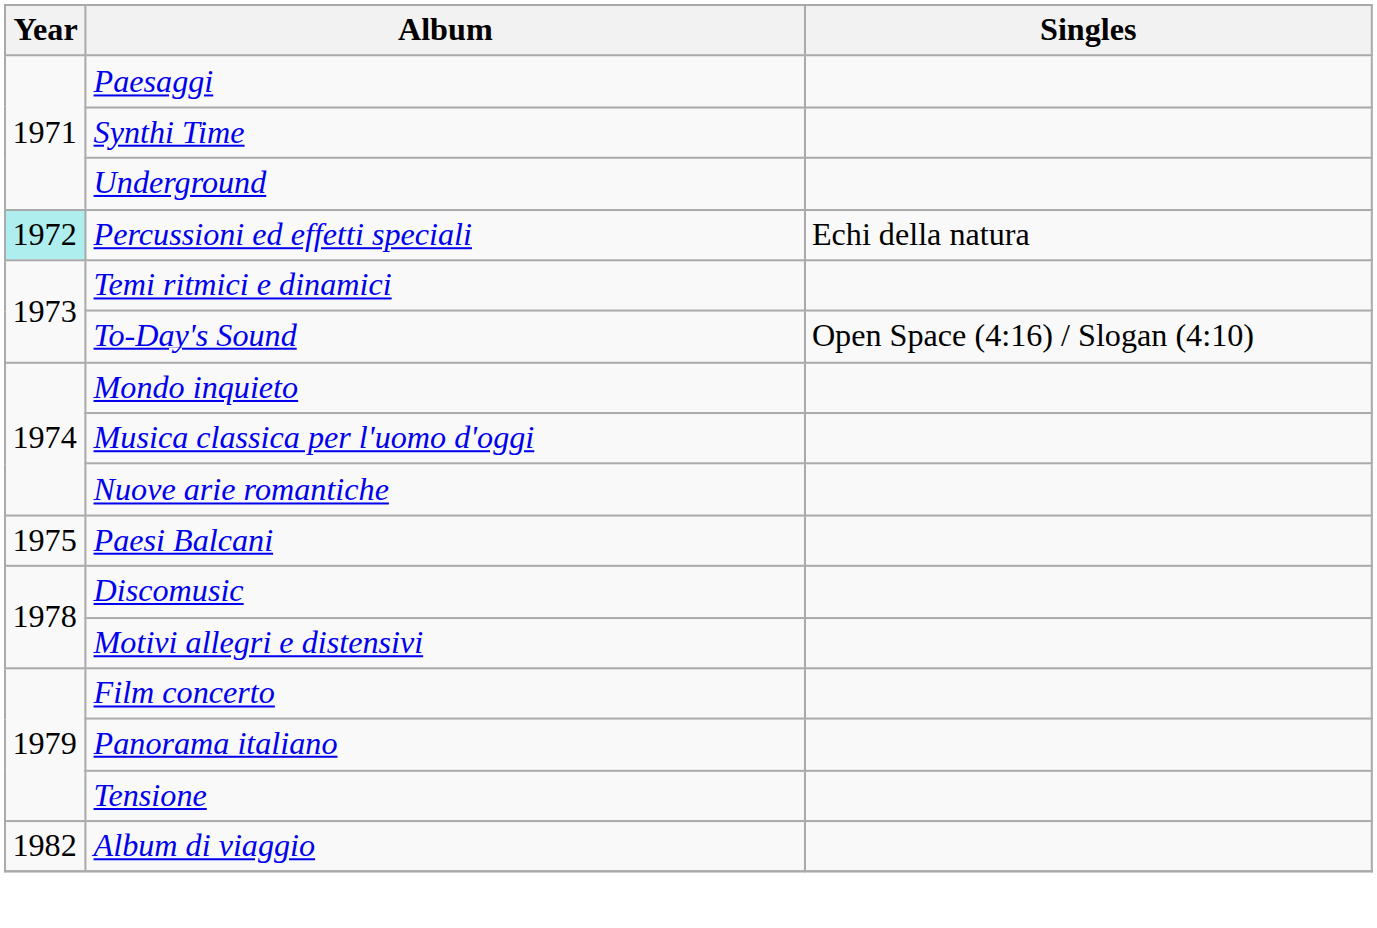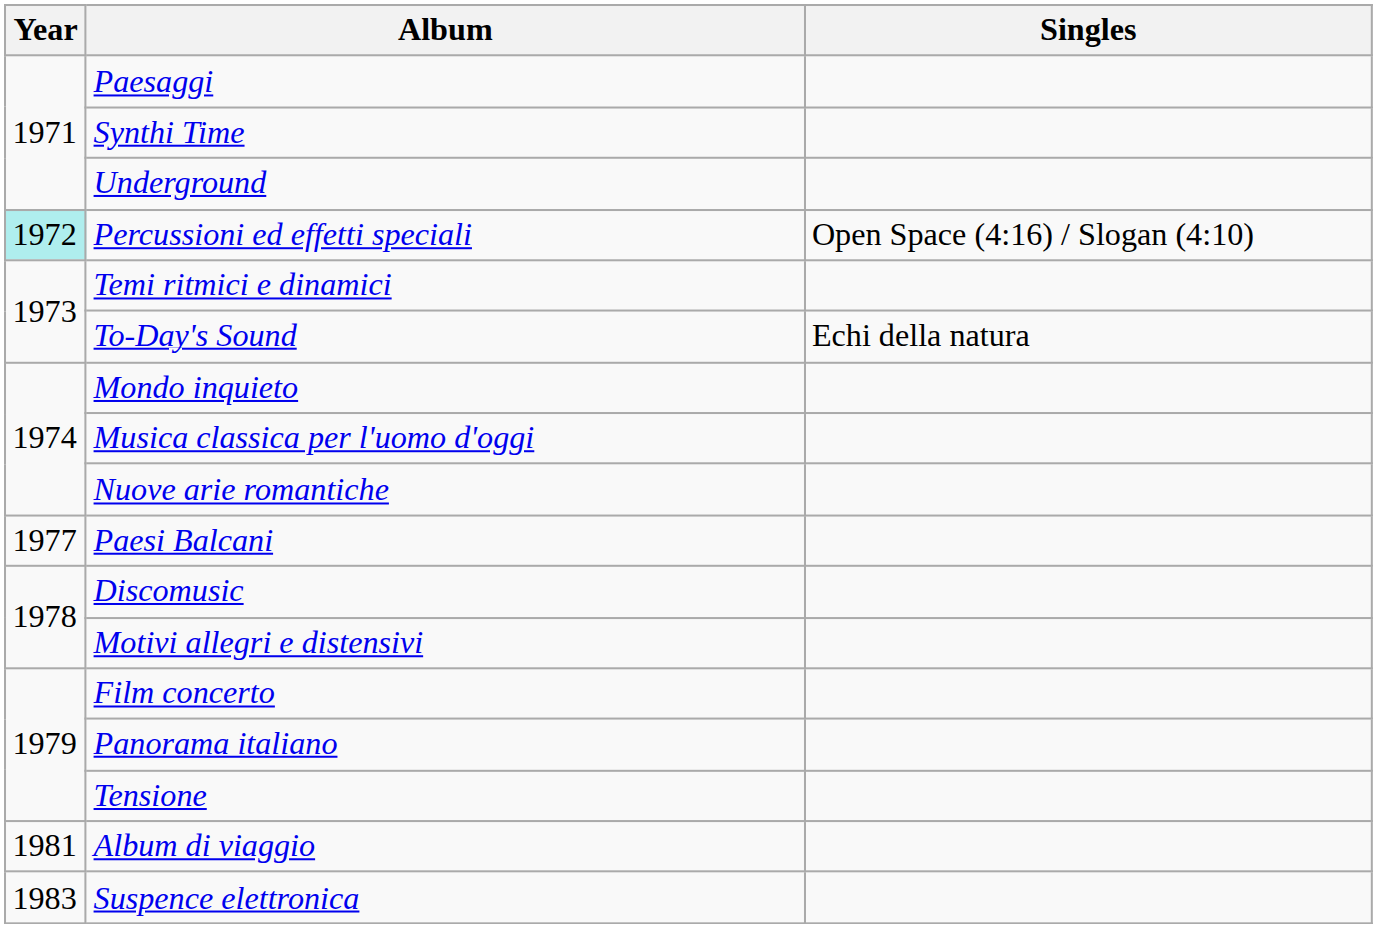(921, 234) Echi della natura -> (1033, 234) Open Space (4:16) / Slogan (4:10)
(1033, 336) Open Space (4:16) / Slogan (4:10) -> (921, 336) Echi della natura
(45, 540) 1975 -> (45, 540) 1977
(45, 846) 1982 -> (45, 846) 1981
+ row: (226, 897)
